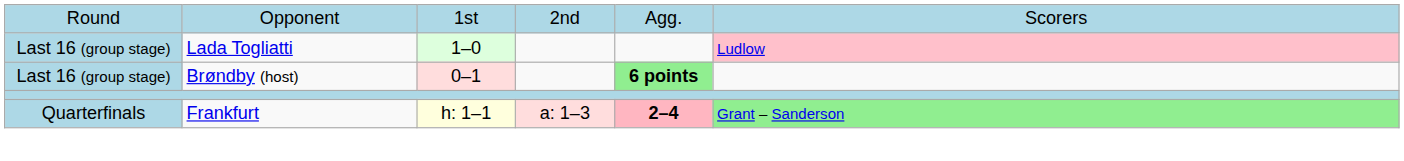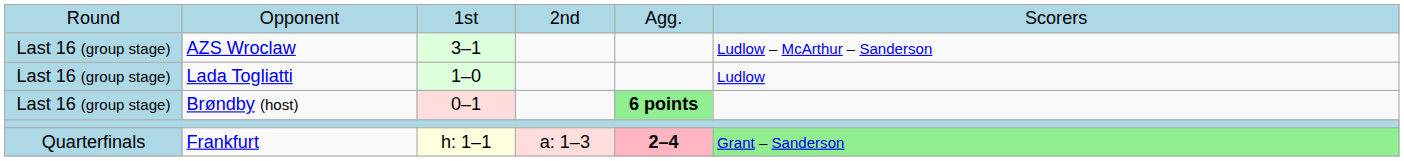+ row: (241, 47)
(741, 48) pink background -> (741, 77) no background
